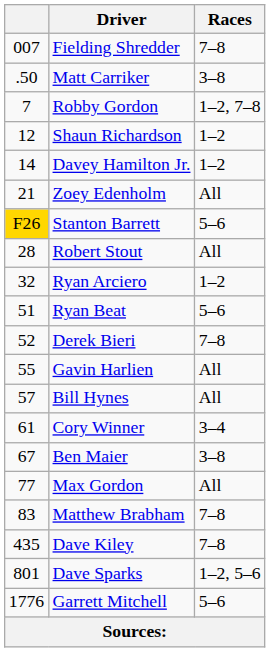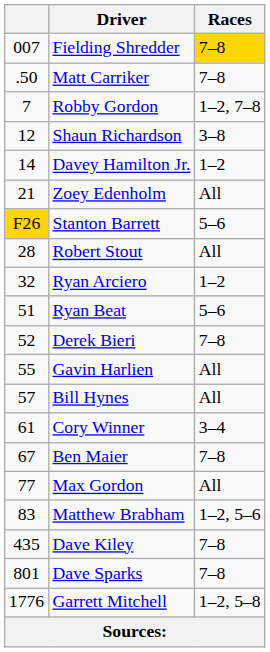(212, 47) no background -> (212, 47) gold background
(212, 77) 3–8 -> (212, 77) 7–8
(212, 135) 1–2 -> (212, 135) 3–8
(212, 456) 3–8 -> (212, 456) 7–8
(212, 514) 7–8 -> (230, 514) 1–2, 5–6
(230, 572) 1–2, 5–6 -> (212, 572) 7–8
(212, 602) 5–6 -> (230, 602) 1–2, 5–8
